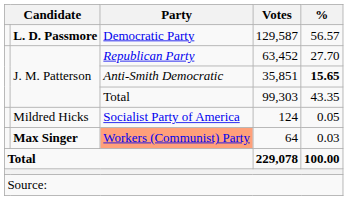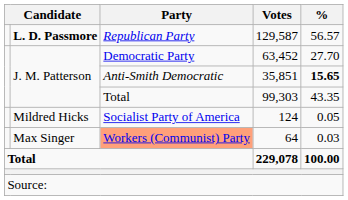(149, 35) Democratic Party -> (149, 35) Republican Party
(149, 55) Republican Party -> (149, 55) Democratic Party
(46, 138) bold -> (44, 138) normal
